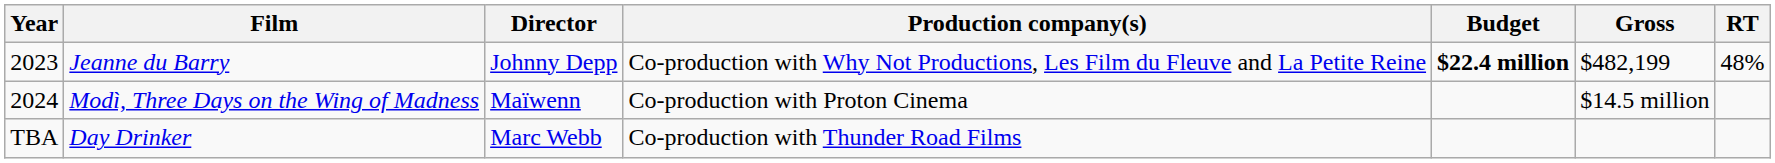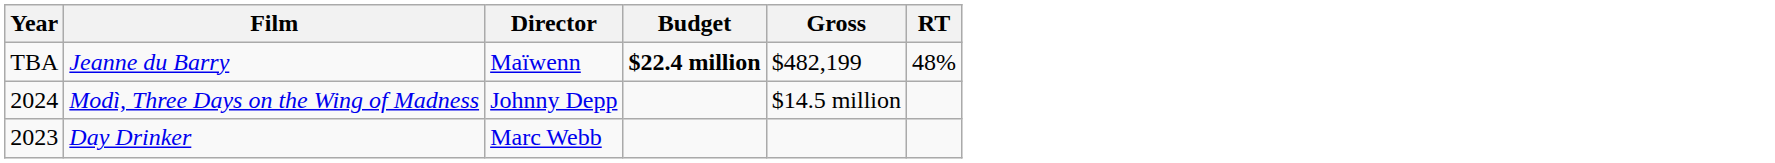- column: (1027, 23)
(34, 61) 2023 -> (34, 61) TBA
(554, 61) Johnny Depp -> (535, 61) Maïwenn
(535, 99) Maïwenn -> (554, 99) Johnny Depp
(34, 137) TBA -> (34, 137) 2023
